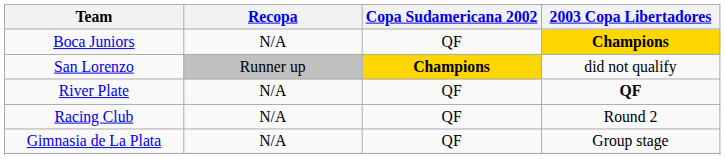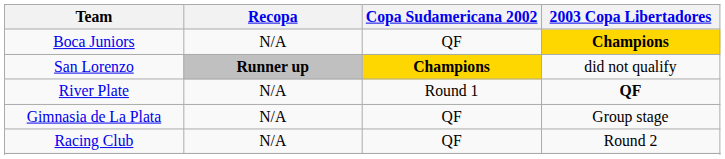(273, 66) normal -> (273, 66) bold
(452, 91) QF -> (452, 91) Round 1
rows swapped: (94, 116) <-> (94, 141)
